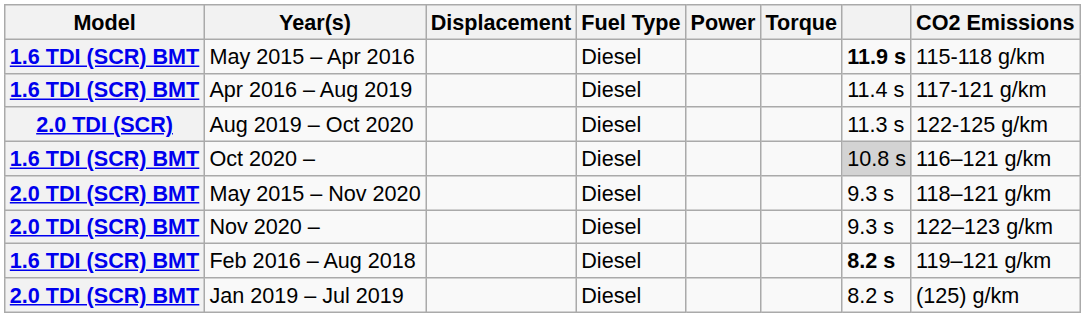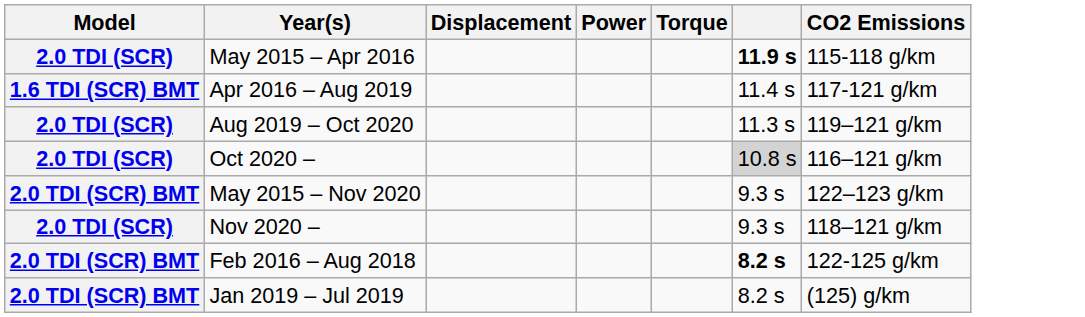- column: (631, 22)
(105, 56) 1.6 TDI (SCR) BMT -> (105, 56) 2.0 TDI (SCR)
(982, 125) 122-125 g/km -> (874, 125) 119–121 g/km
(105, 159) 1.6 TDI (SCR) BMT -> (105, 159) 2.0 TDI (SCR)
(984, 193) 118–121 g/km -> (875, 193) 122–123 g/km
(105, 227) 2.0 TDI (SCR) BMT -> (105, 227) 2.0 TDI (SCR)
(985, 227) 122–123 g/km -> (874, 227) 118–121 g/km
(105, 261) 1.6 TDI (SCR) BMT -> (105, 261) 2.0 TDI (SCR) BMT
(984, 261) 119–121 g/km -> (873, 261) 122-125 g/km
